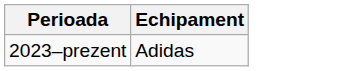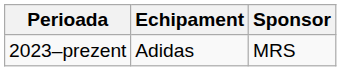+ column: (292, 19)
